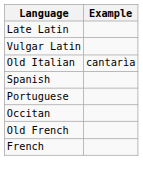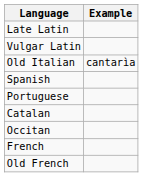+ row: (28, 113)
rows swapped: (25, 147) <-> (38, 130)
